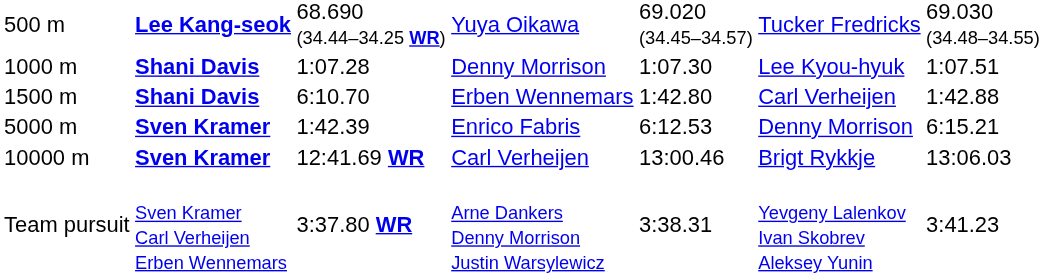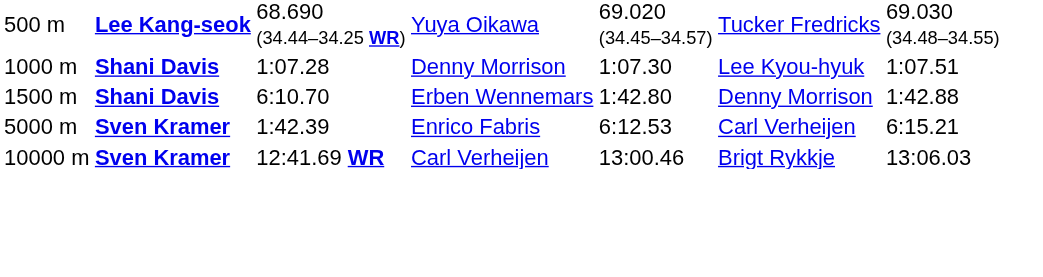(827, 97) Carl Verheijen -> (795, 97) Denny Morrison
(836, 127) Denny Morrison -> (787, 127) Carl Verheijen
- row: (528, 238)
